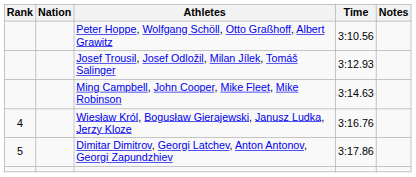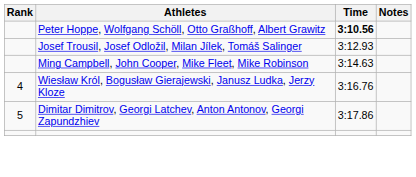- column: (55, 13)
(356, 36) normal -> (356, 30) bold
